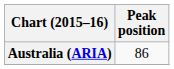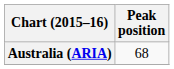(142, 53) 86 -> (142, 53) 68
